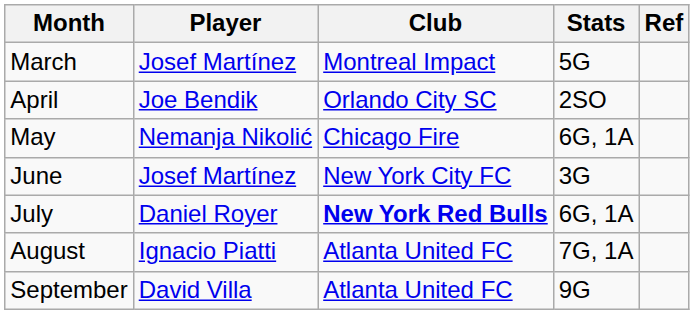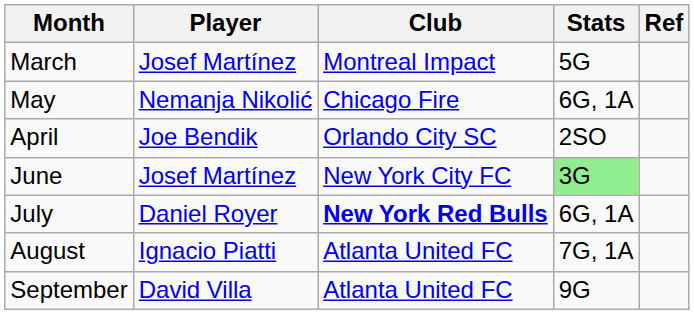rows swapped: (34, 99) <-> (33, 137)
(575, 175) no background -> (575, 175) lightgreen background
